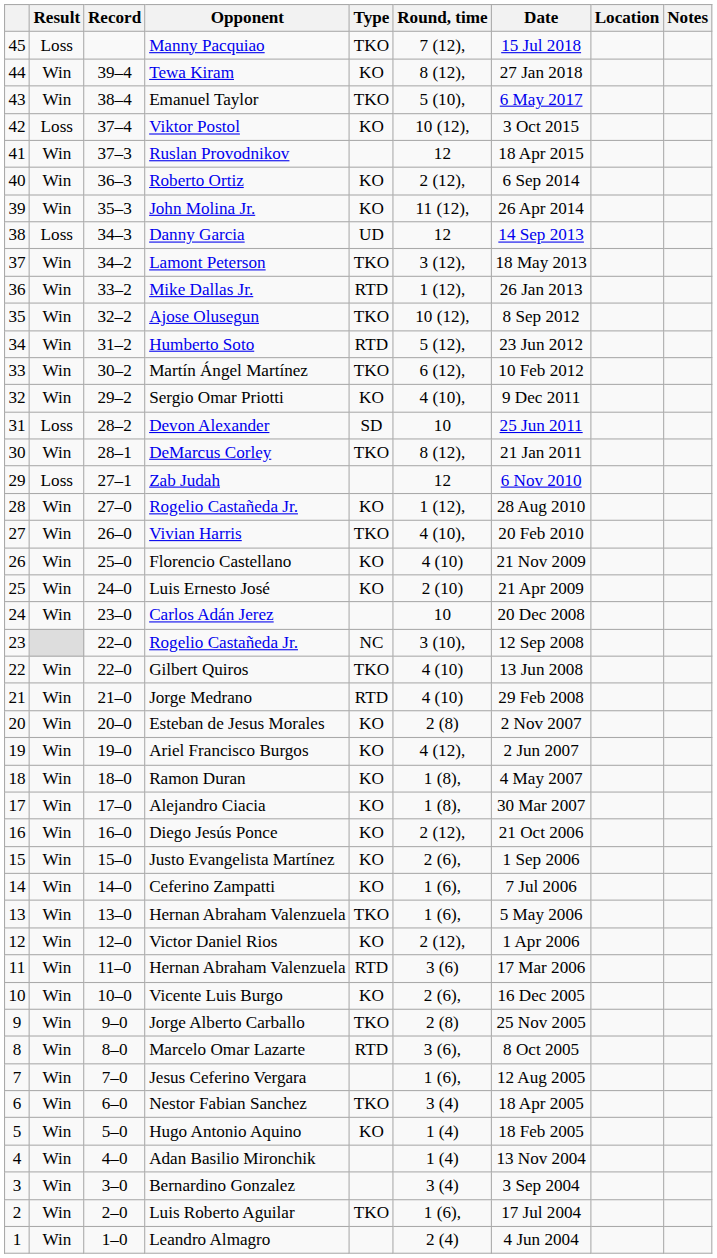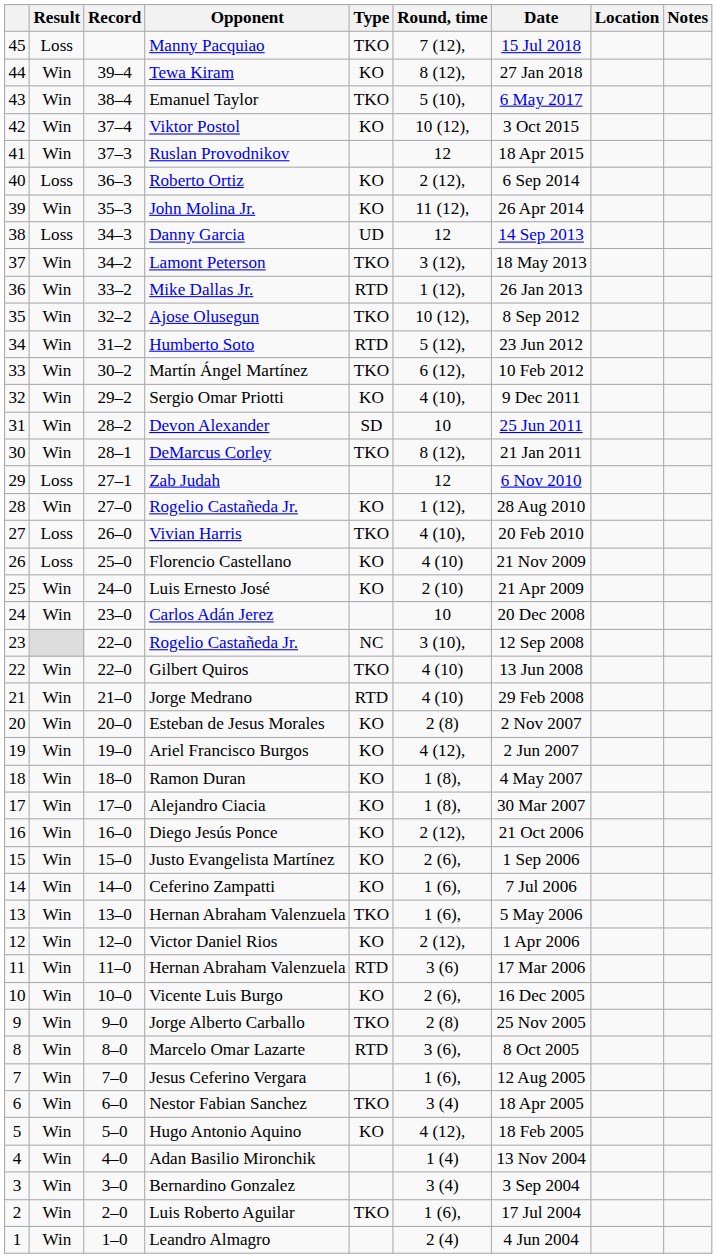(57, 126) Loss -> (57, 126) Win
(57, 180) Win -> (57, 180) Loss
(57, 425) Loss -> (57, 425) Win
(57, 533) Win -> (57, 533) Loss
(57, 561) Win -> (57, 561) Loss
(442, 1131) 1 (4) -> (442, 1131) 4 (12),
